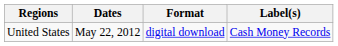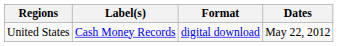columns swapped: (108, 13) <-> (280, 13)
